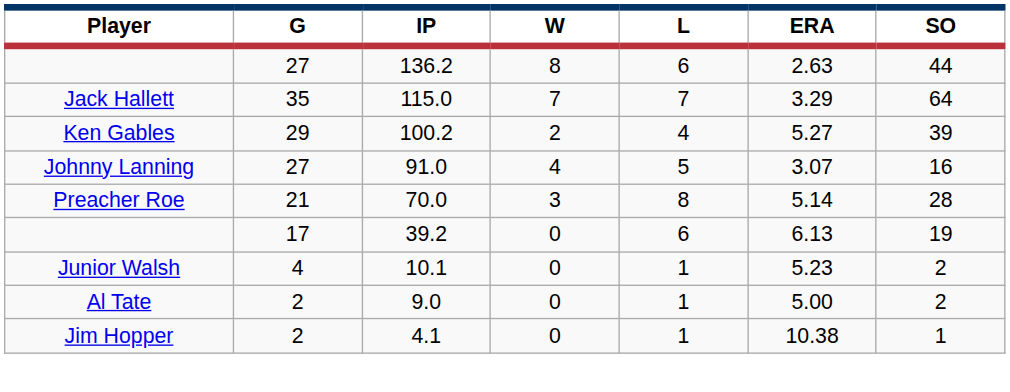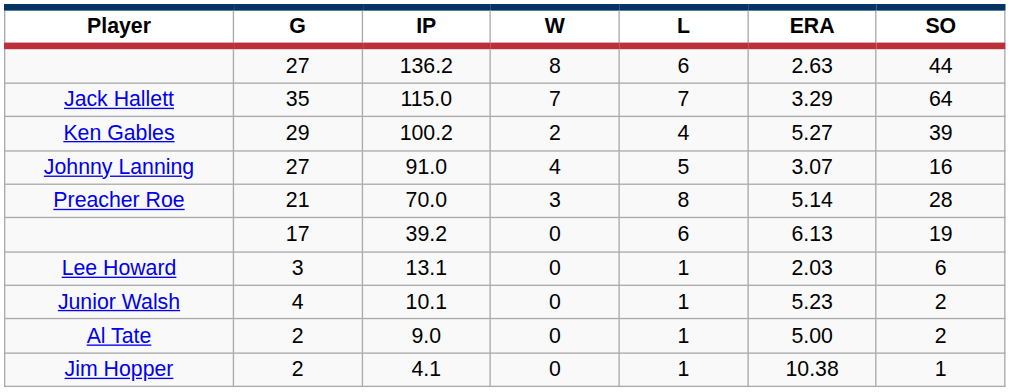+ row: (119, 268)
